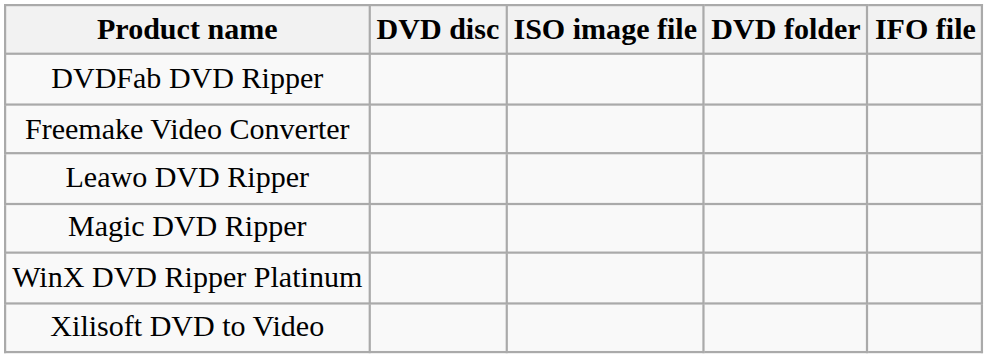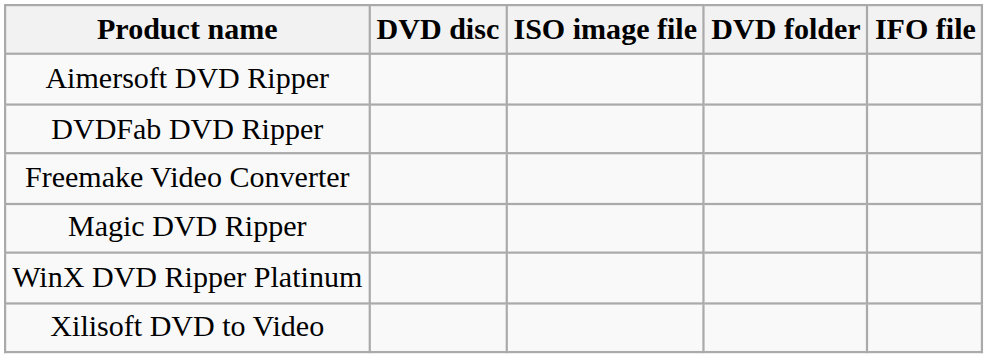+ row: (187, 78)
- row: (187, 177)
